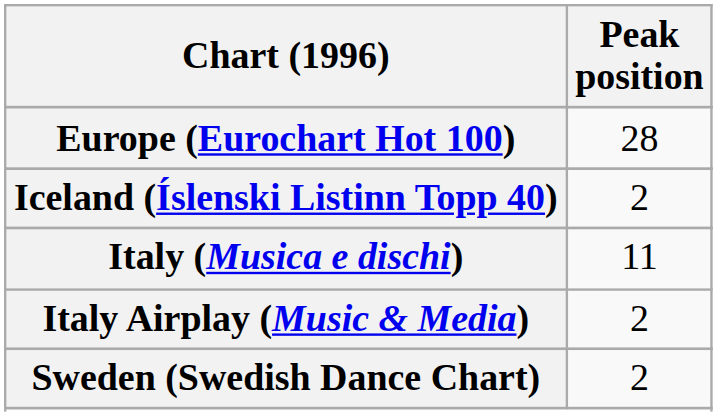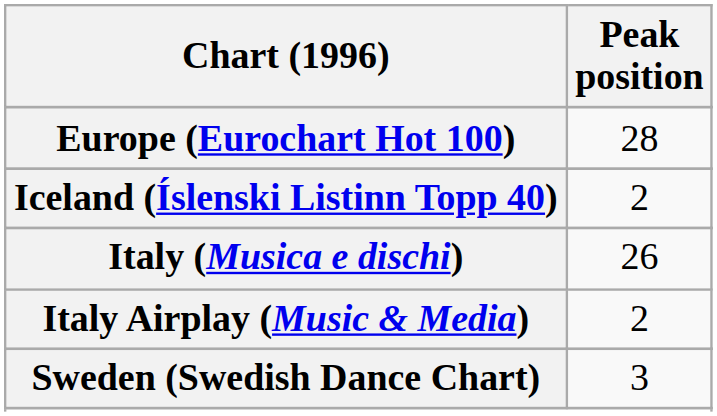(639, 257) 11 -> (639, 257) 26
(639, 377) 2 -> (639, 377) 3
